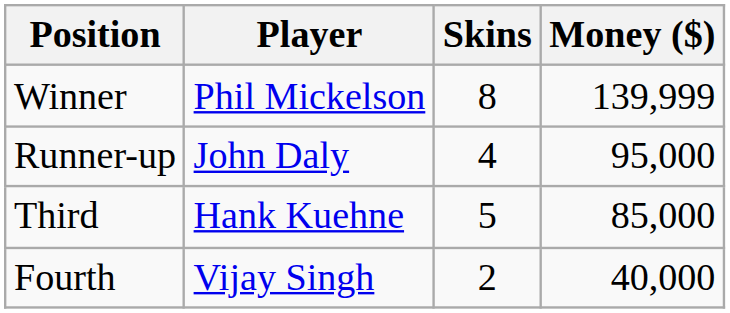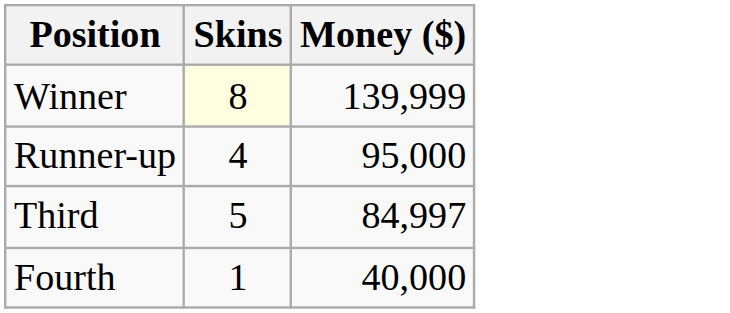- column: (309, 34)
(487, 95) no background -> (238, 95) lightyellow background
(663, 215) 85,000 -> (414, 215) 84,997
(487, 276) 2 -> (238, 276) 1
